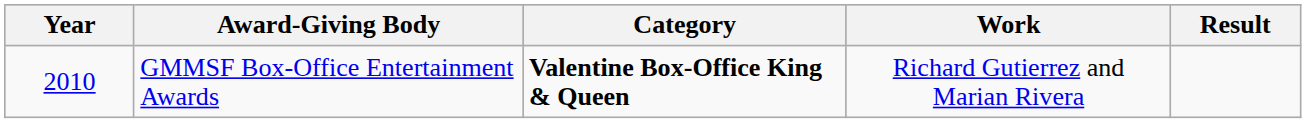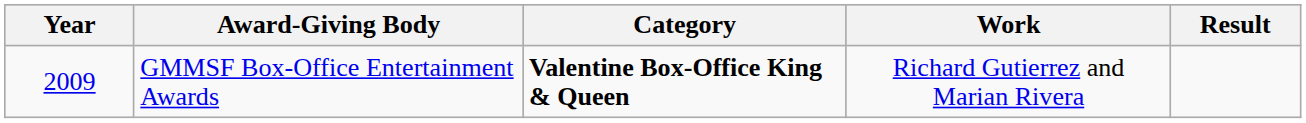(70, 81) 2010 -> (70, 81) 2009
